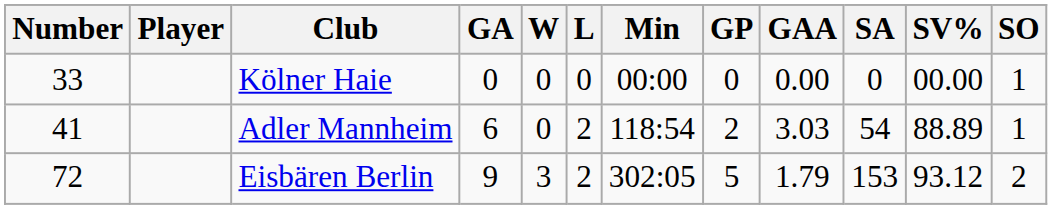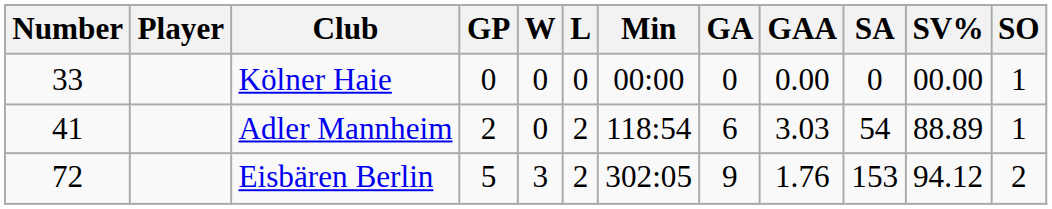columns swapped: (732, 29) <-> (490, 29)
(802, 177) 1.79 -> (802, 177) 1.76
(948, 177) 93.12 -> (948, 177) 94.12
